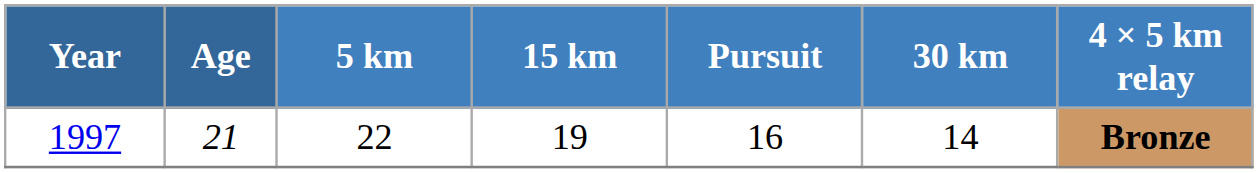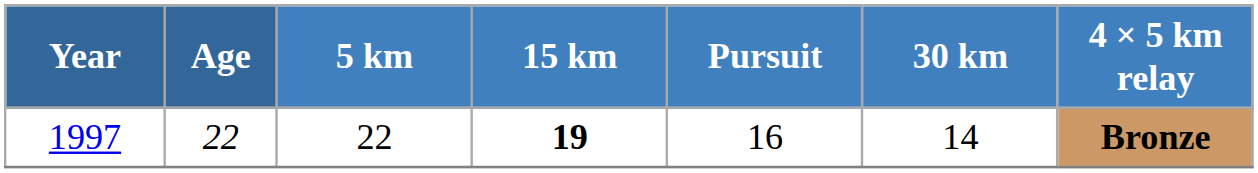(221, 137) 21 -> (221, 137) 22
(570, 137) normal -> (570, 137) bold
